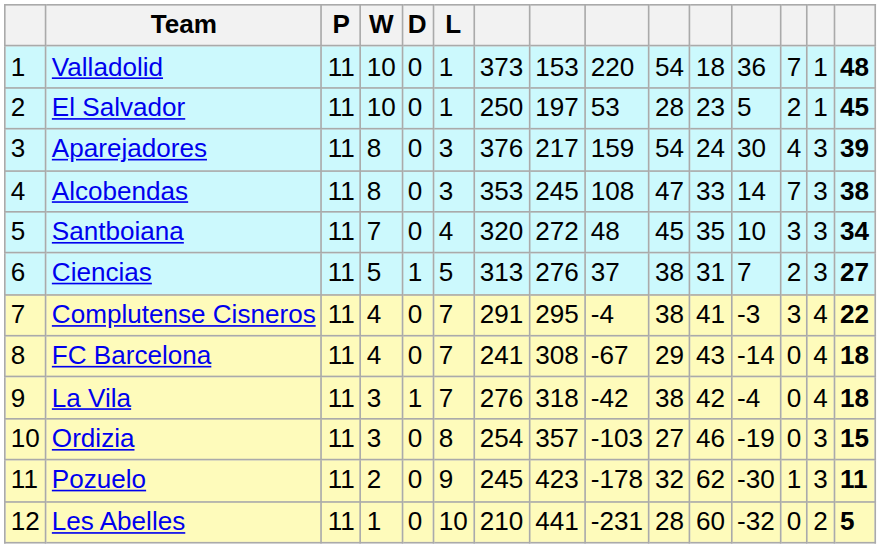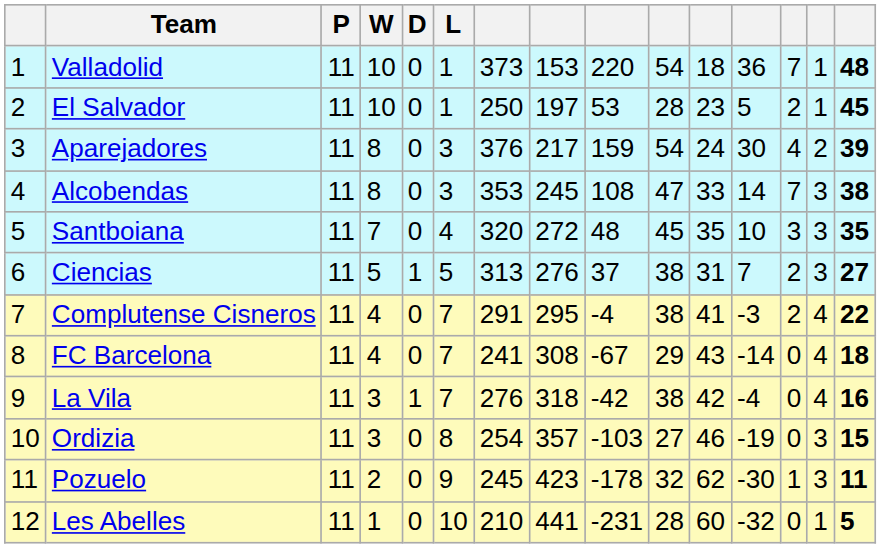(821, 149) 3 -> (821, 149) 2
(854, 231) 34 -> (854, 231) 35
(794, 314) 3 -> (794, 314) 2
(854, 397) 18 -> (854, 397) 16
(821, 521) 2 -> (821, 521) 1
